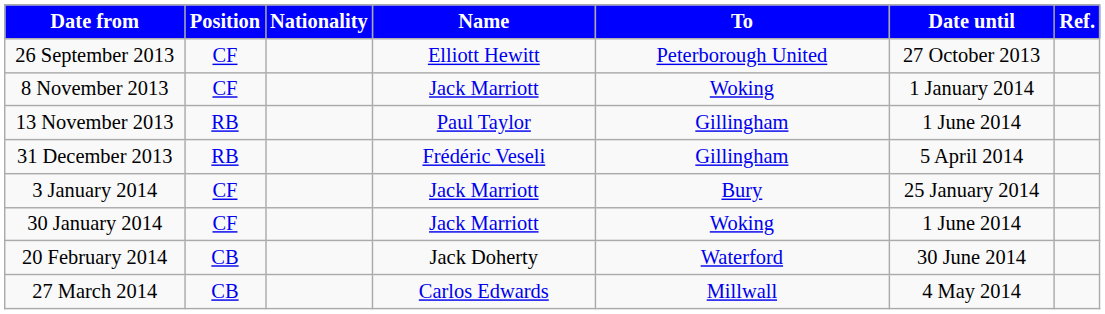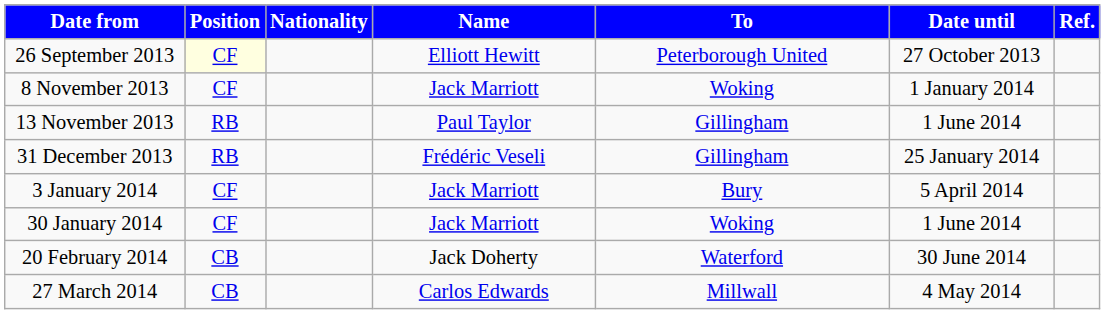(225, 55) no background -> (225, 55) lightyellow background
(972, 156) 5 April 2014 -> (972, 156) 25 January 2014
(972, 190) 25 January 2014 -> (972, 190) 5 April 2014
